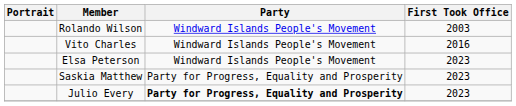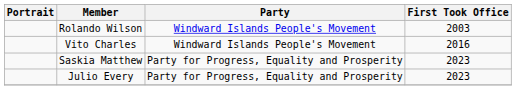- row: (101, 61)
(275, 93) bold -> (275, 77) normal
